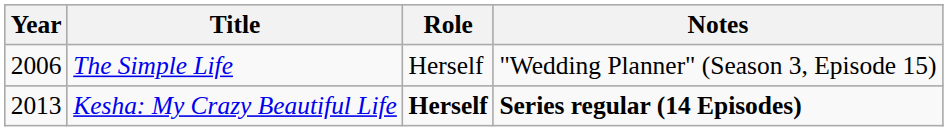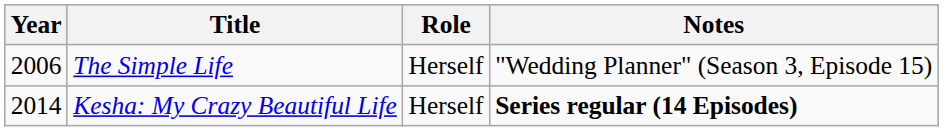(36, 105) 2013 -> (36, 105) 2014
(448, 105) bold -> (446, 105) normal
